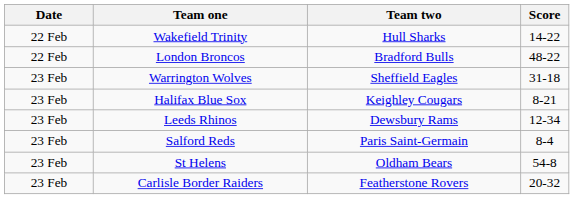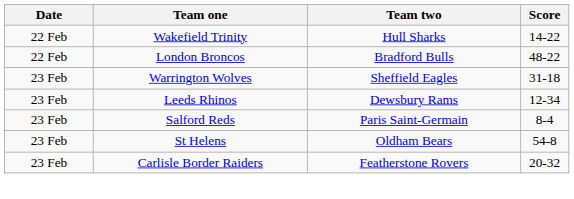- row: (200, 99)
